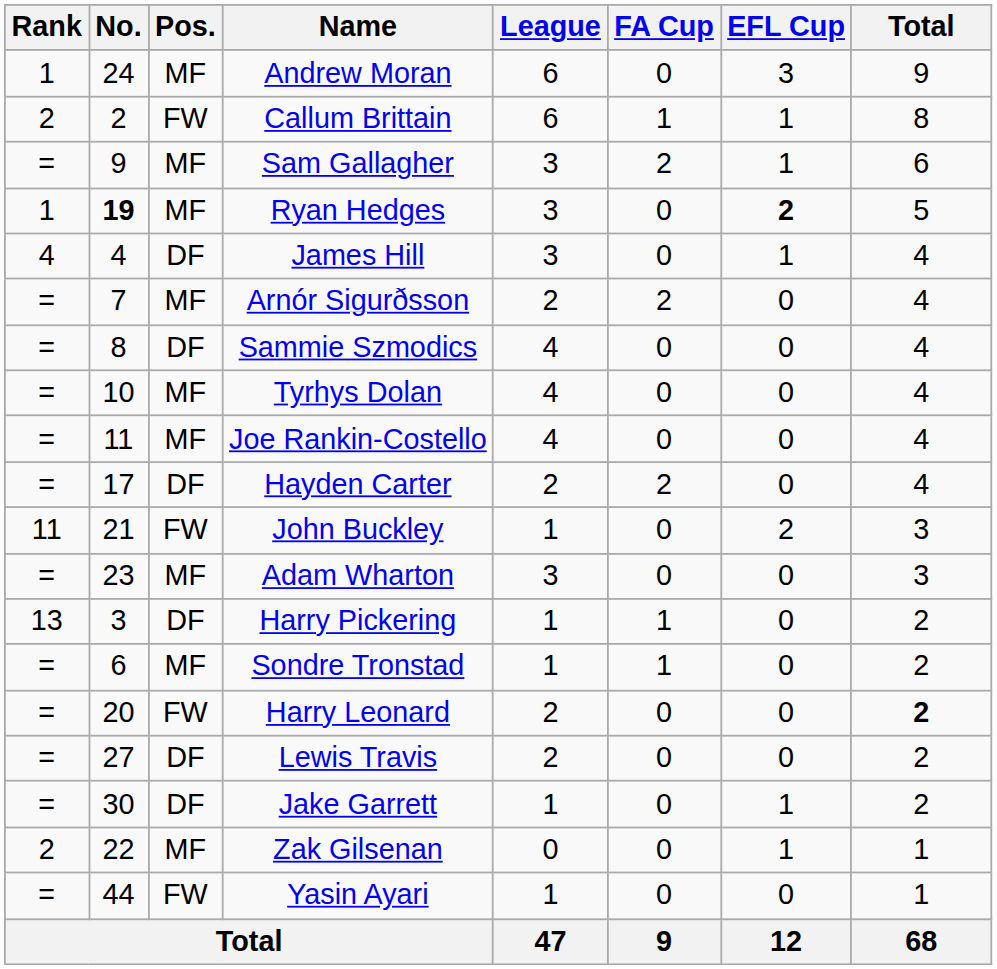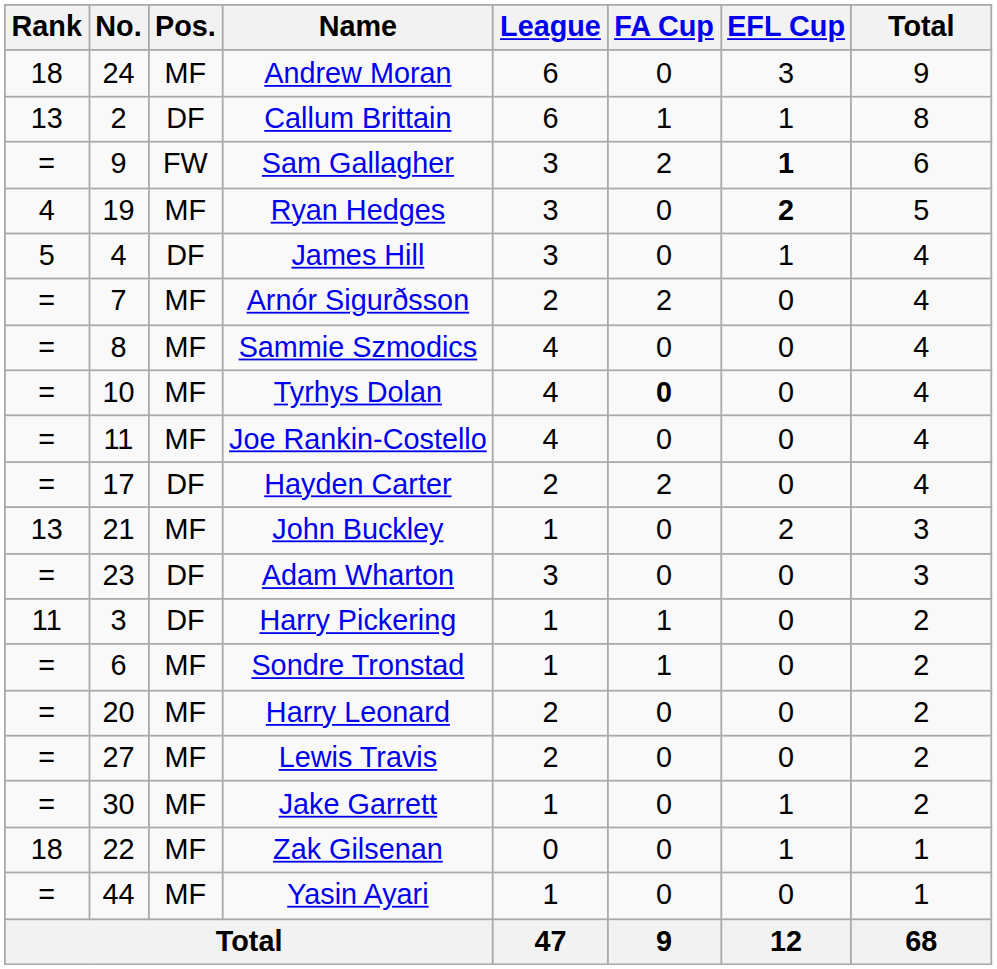(47, 73) 1 -> (47, 73) 18
(47, 118) 2 -> (47, 118) 13
(185, 118) FW -> (185, 118) DF
(185, 164) MF -> (185, 164) FW
(786, 164) normal -> (786, 164) bold
(47, 210) 1 -> (47, 210) 4
(118, 210) bold -> (118, 210) normal
(47, 255) 4 -> (47, 255) 5
(185, 347) DF -> (185, 347) MF
(664, 392) normal -> (664, 392) bold
(47, 529) 11 -> (47, 529) 13
(185, 529) FW -> (185, 529) MF
(185, 575) MF -> (185, 575) DF
(47, 621) 13 -> (47, 621) 11
(185, 712) FW -> (185, 712) MF
(921, 712) bold -> (921, 712) normal
(185, 758) DF -> (185, 758) MF
(185, 803) DF -> (185, 803) MF
(47, 849) 2 -> (47, 849) 18
(185, 895) FW -> (185, 895) MF
